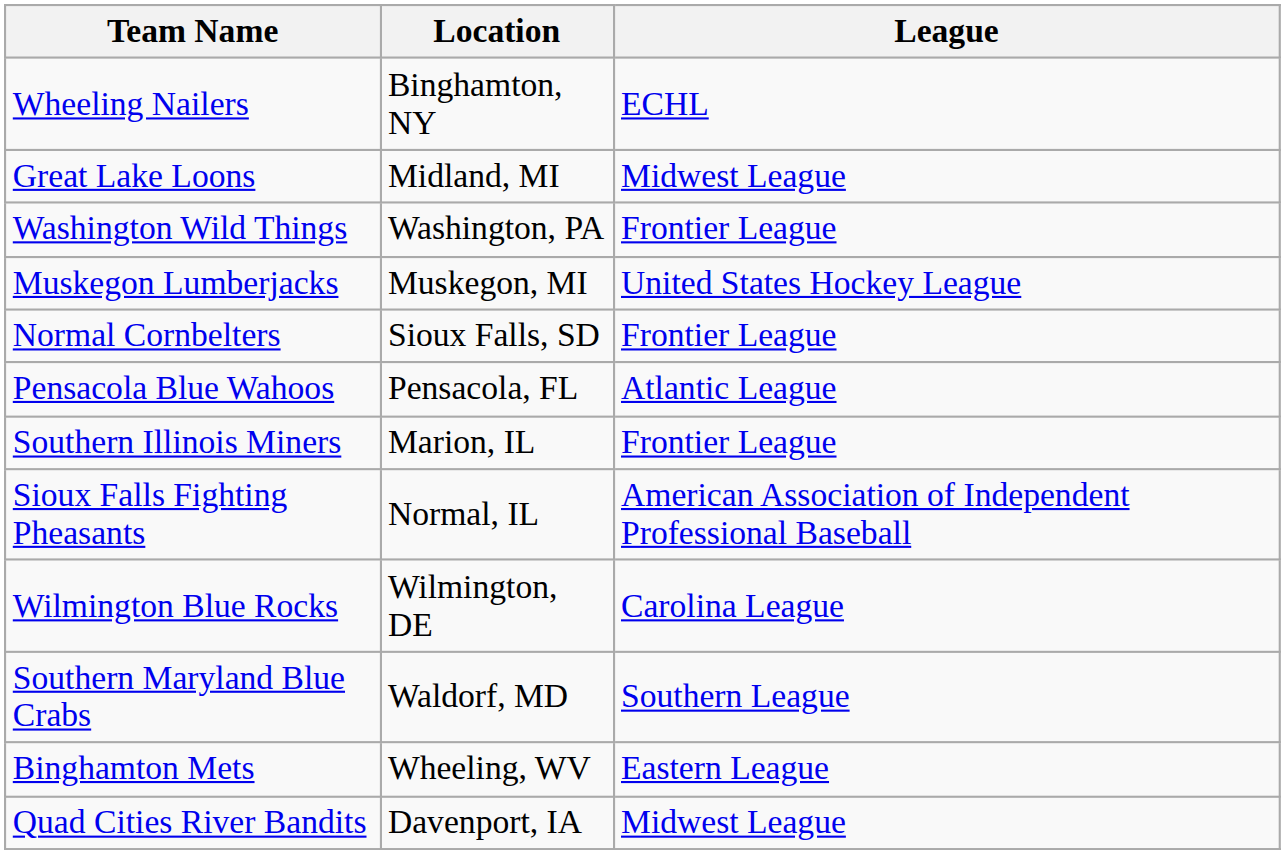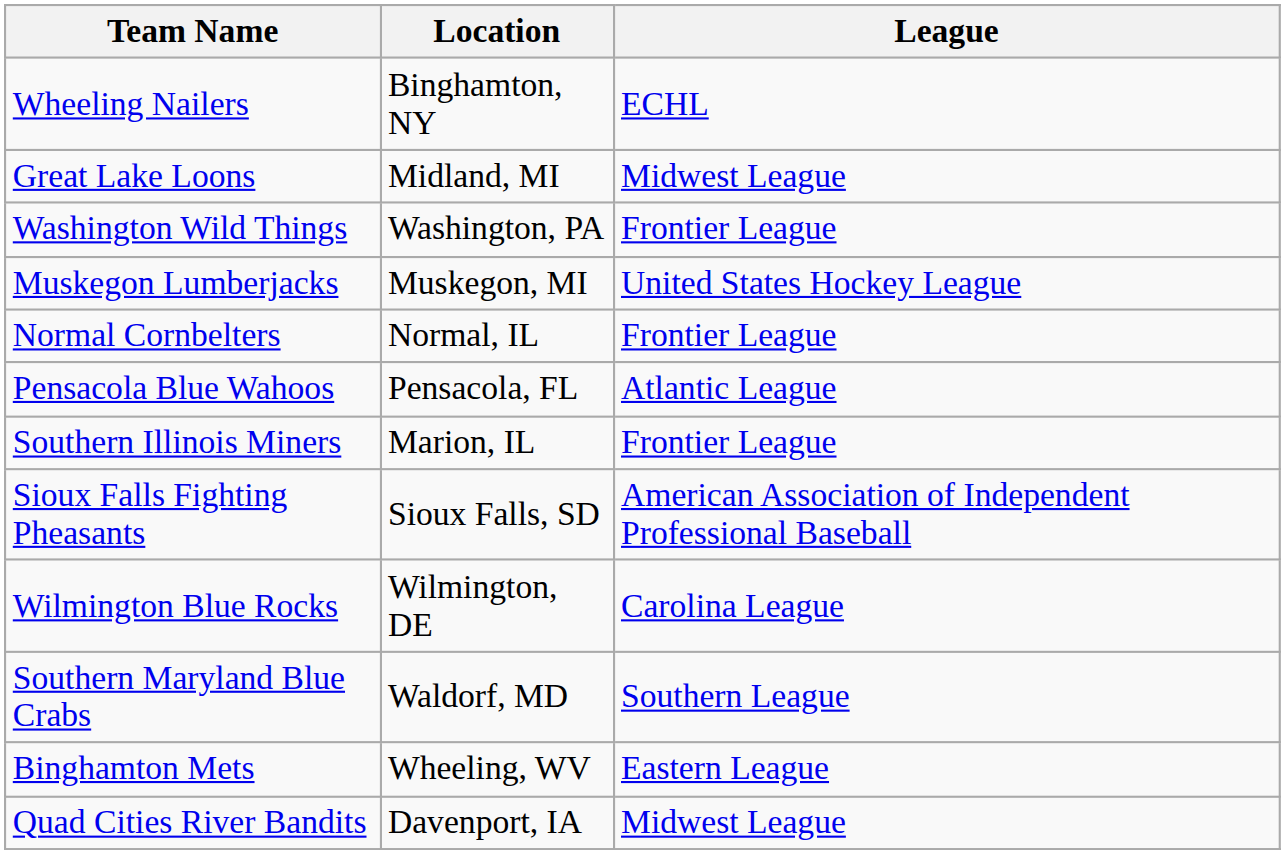(494, 335) Sioux Falls, SD -> (464, 335) Normal, IL
(464, 514) Normal, IL -> (494, 514) Sioux Falls, SD
